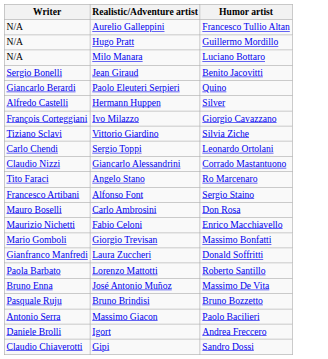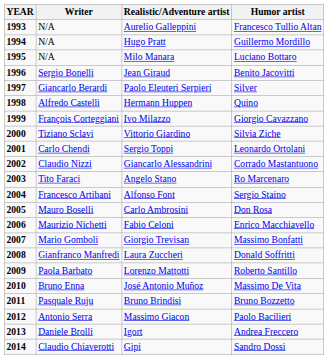+ column: (20, 12)
(214, 88) Quino -> (245, 88) Silver
(214, 103) Silver -> (246, 103) Quino
